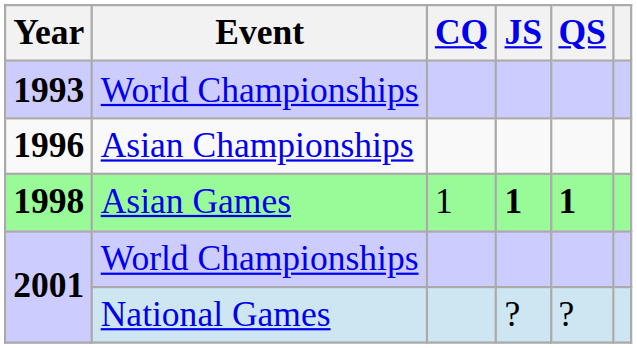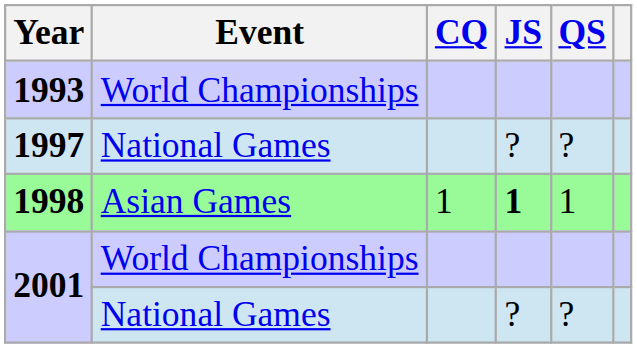- row: (49, 145)
+ row: (49, 145)
(567, 201) bold -> (567, 201) normal
